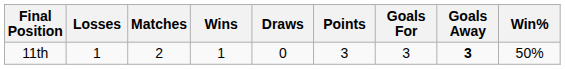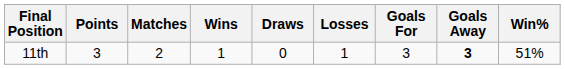columns swapped: (345, 24) <-> (97, 24)
(530, 53) 50% -> (530, 53) 51%
